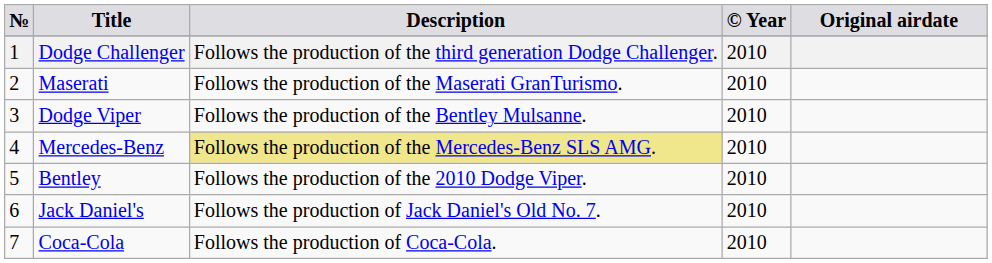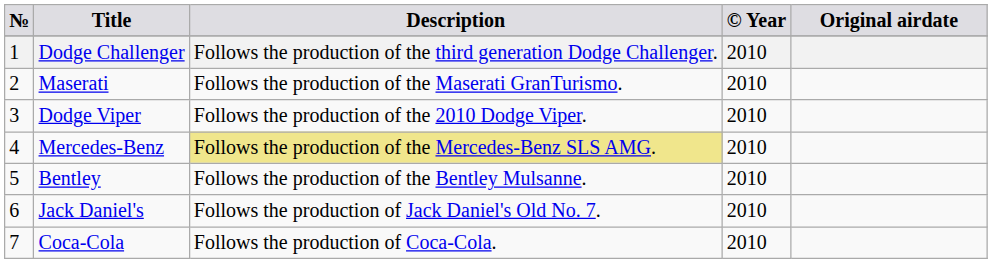(390, 115) Follows the production of the Bentley Mulsanne. -> (390, 115) Follows the production of the 2010 Dodge Viper.
(390, 178) Follows the production of the 2010 Dodge Viper. -> (390, 178) Follows the production of the Bentley Mulsanne.
